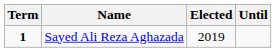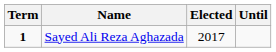(211, 36) 2019 -> (211, 36) 2017
